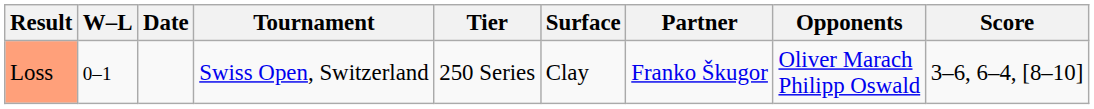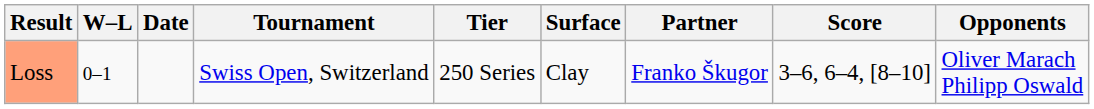columns swapped: (849, 22) <-> (1007, 22)
